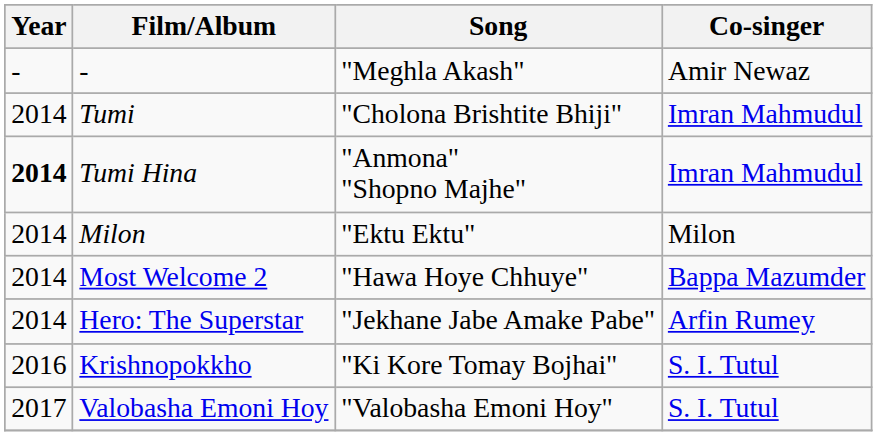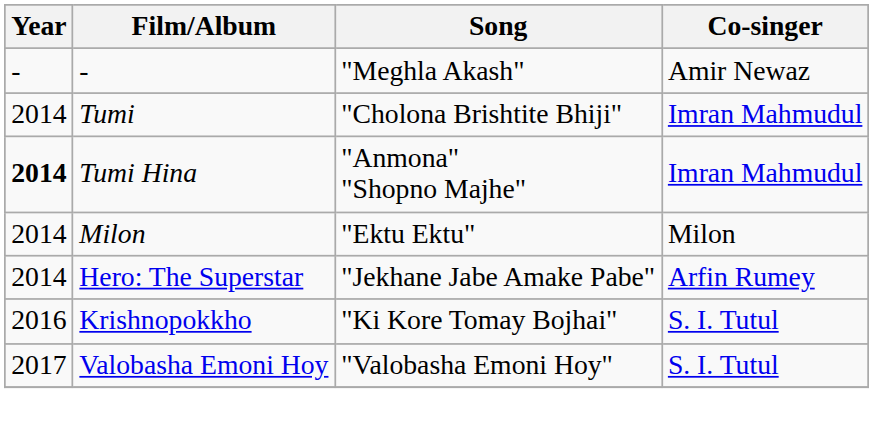- row: (173, 277)
